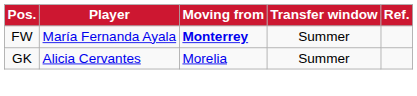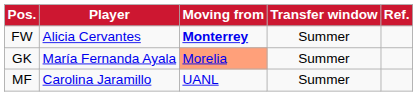(109, 36) María Fernanda Ayala -> (92, 36) Alicia Cervantes
(92, 58) Alicia Cervantes -> (109, 58) María Fernanda Ayala
(205, 58) no background -> (205, 58) lightsalmon background
+ row: (22, 79)
